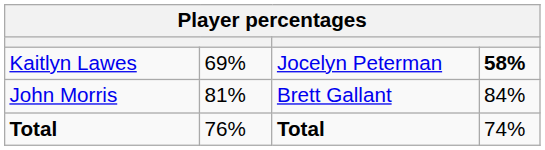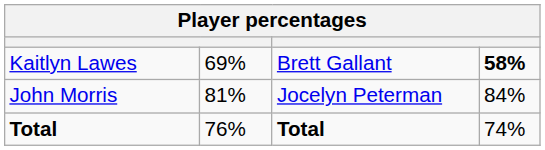(360, 63) Jocelyn Peterman -> (334, 63) Brett Gallant
(334, 95) Brett Gallant -> (360, 95) Jocelyn Peterman
